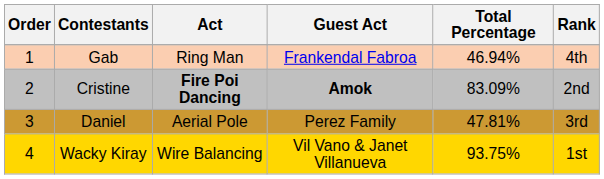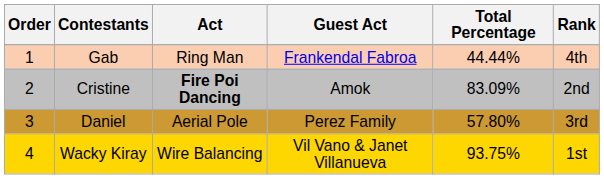(493, 57) 46.94% -> (493, 57) 44.44%
(350, 89) bold -> (350, 89) normal
(493, 121) 47.81% -> (493, 121) 57.80%
